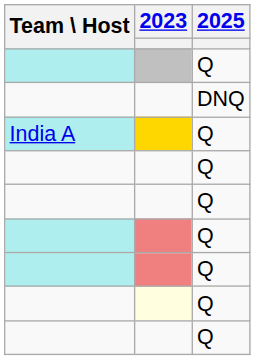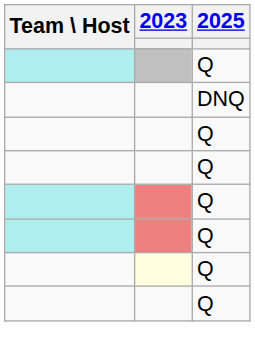- row: (42, 133)
